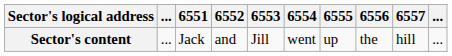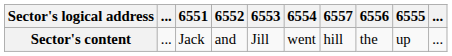columns swapped: (338, 16) <-> (411, 16)
